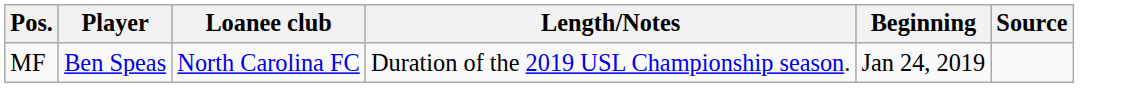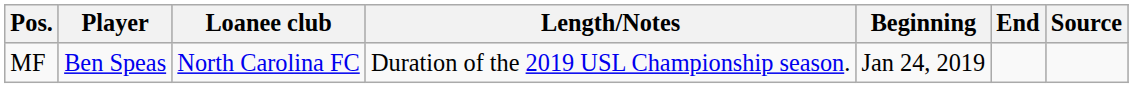+ column: (1018, 23)
